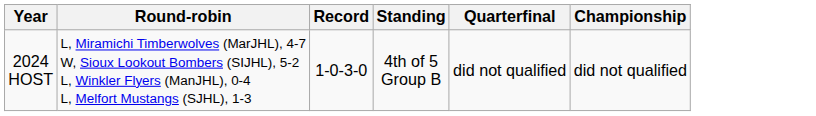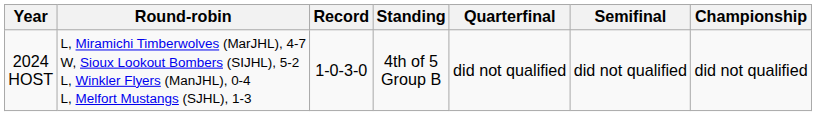+ column: (630, 17)
